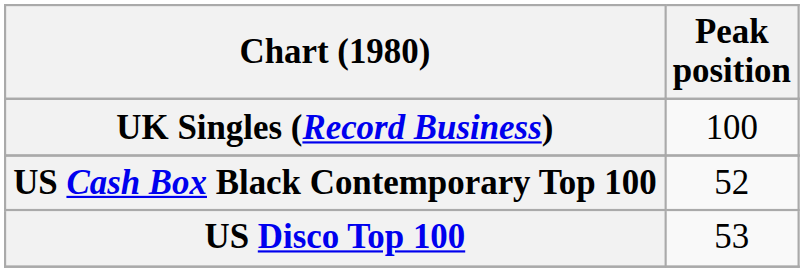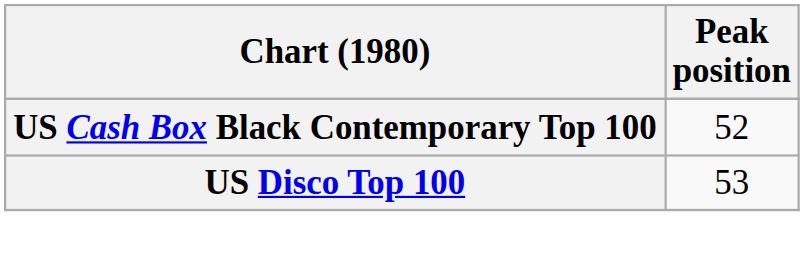- row: (335, 126)
